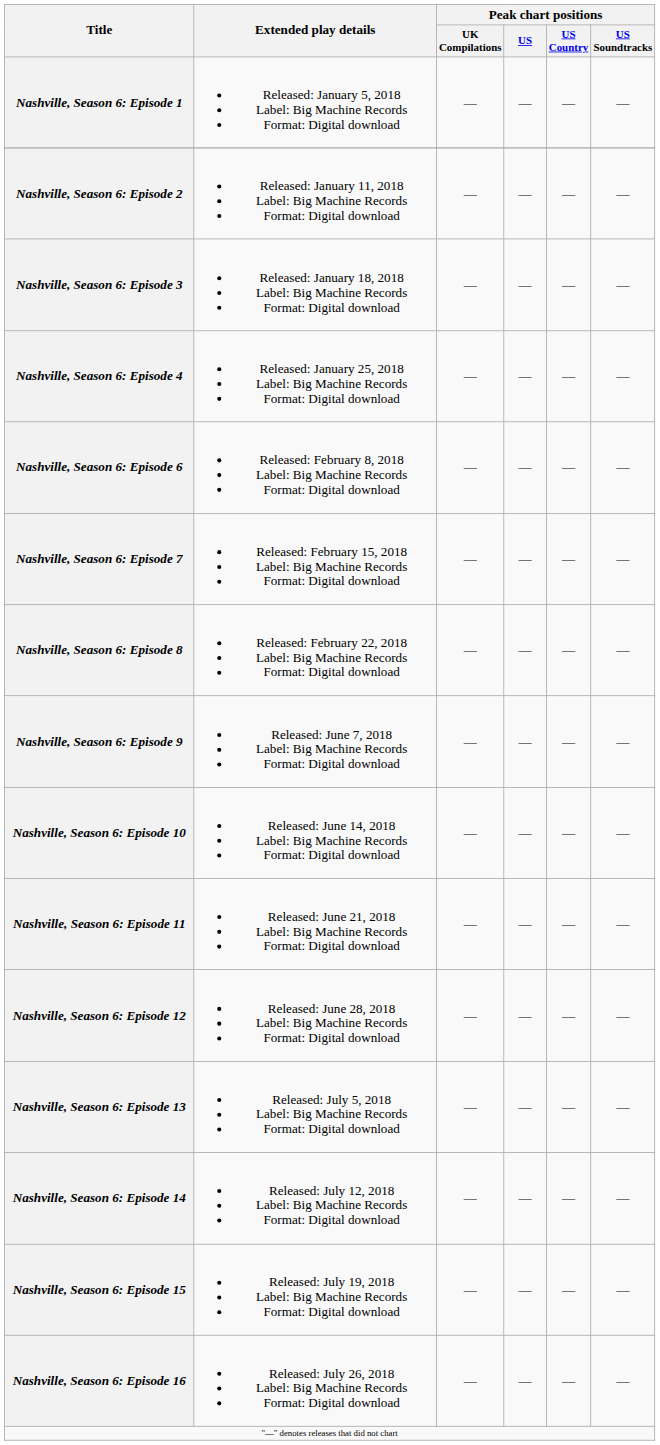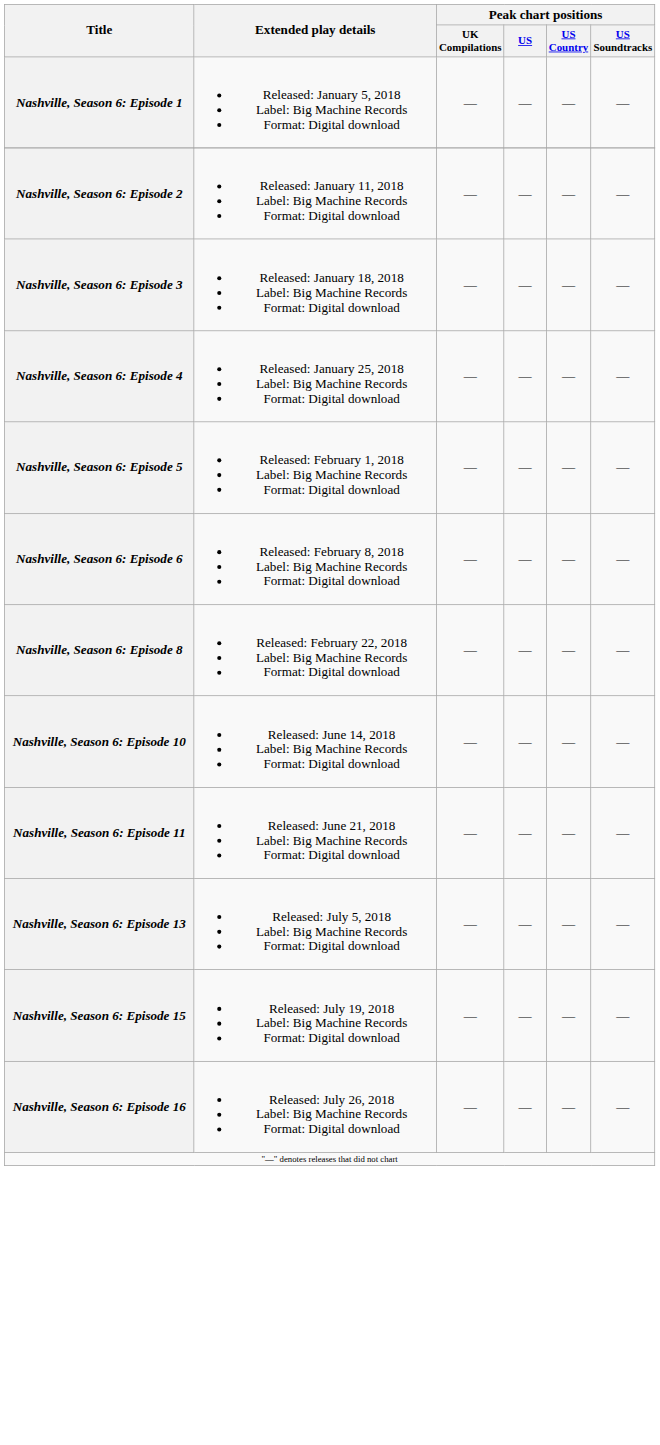+ row: (99, 467)
- row: (99, 559)
- row: (99, 741)
- row: (99, 1015)
- row: (99, 1198)
